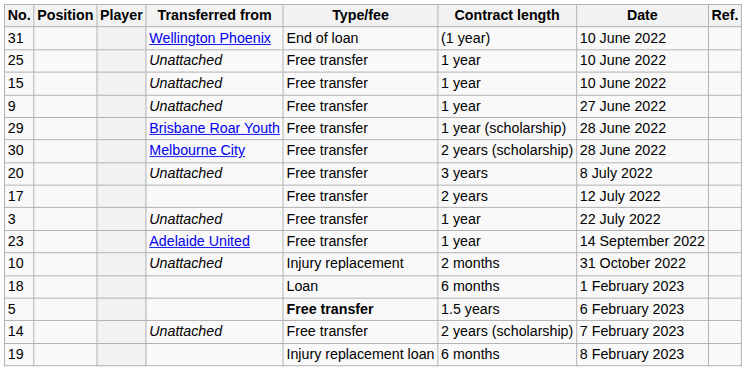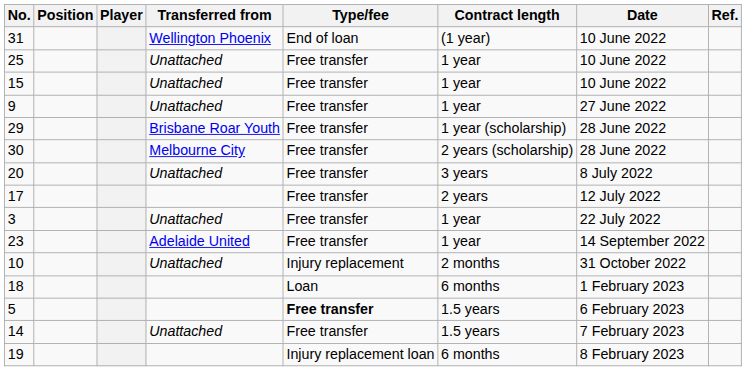(507, 331) 2 years (scholarship) -> (470, 331) 1.5 years
